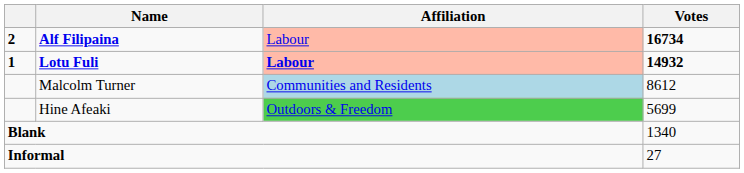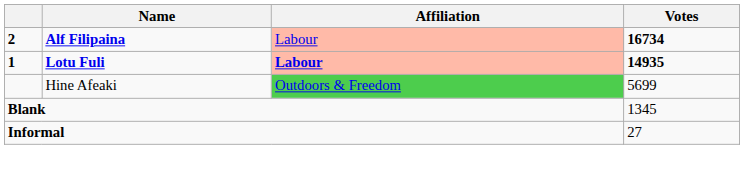(665, 62) 14932 -> (646, 62) 14935
- row: (87, 86)
(661, 132) 1340 -> (642, 109) 1345
